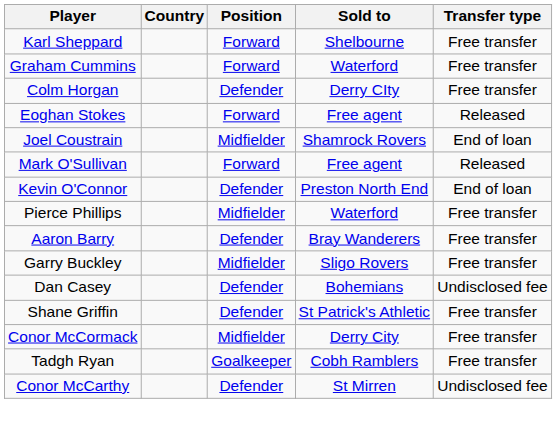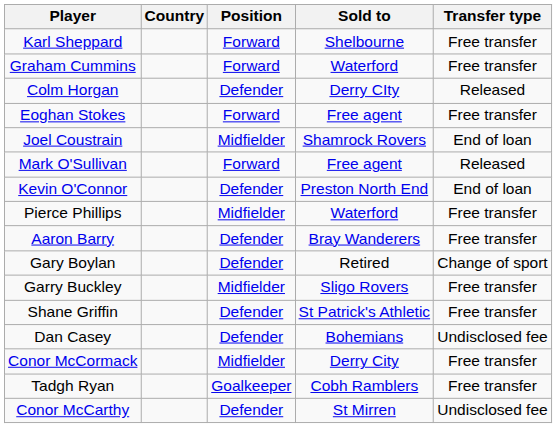(492, 90) Free transfer -> (492, 90) Released
(492, 115) Released -> (492, 115) Free transfer
+ row: (73, 262)
rows swapped: (73, 287) <-> (73, 312)
